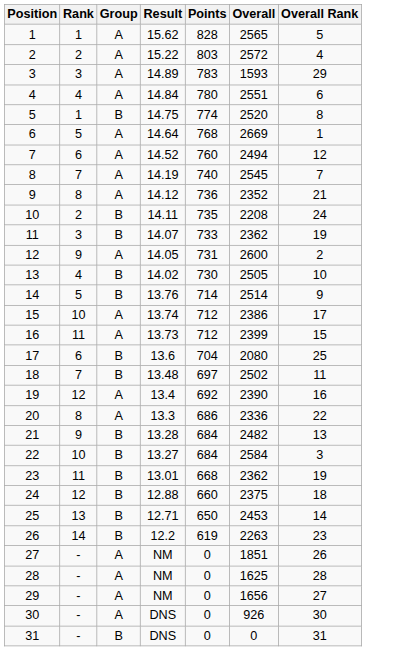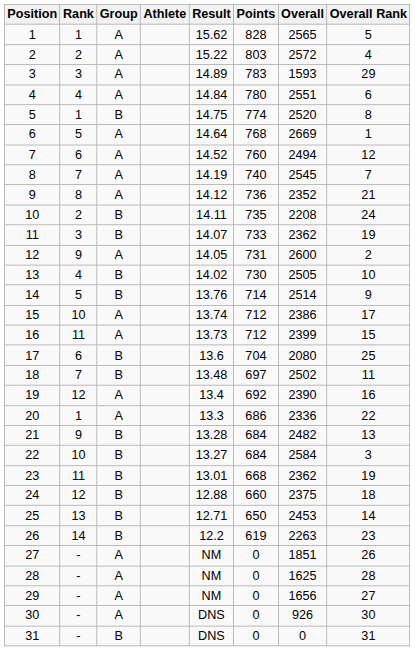+ column: (165, 14)
(78, 415) 8 -> (78, 415) 1
